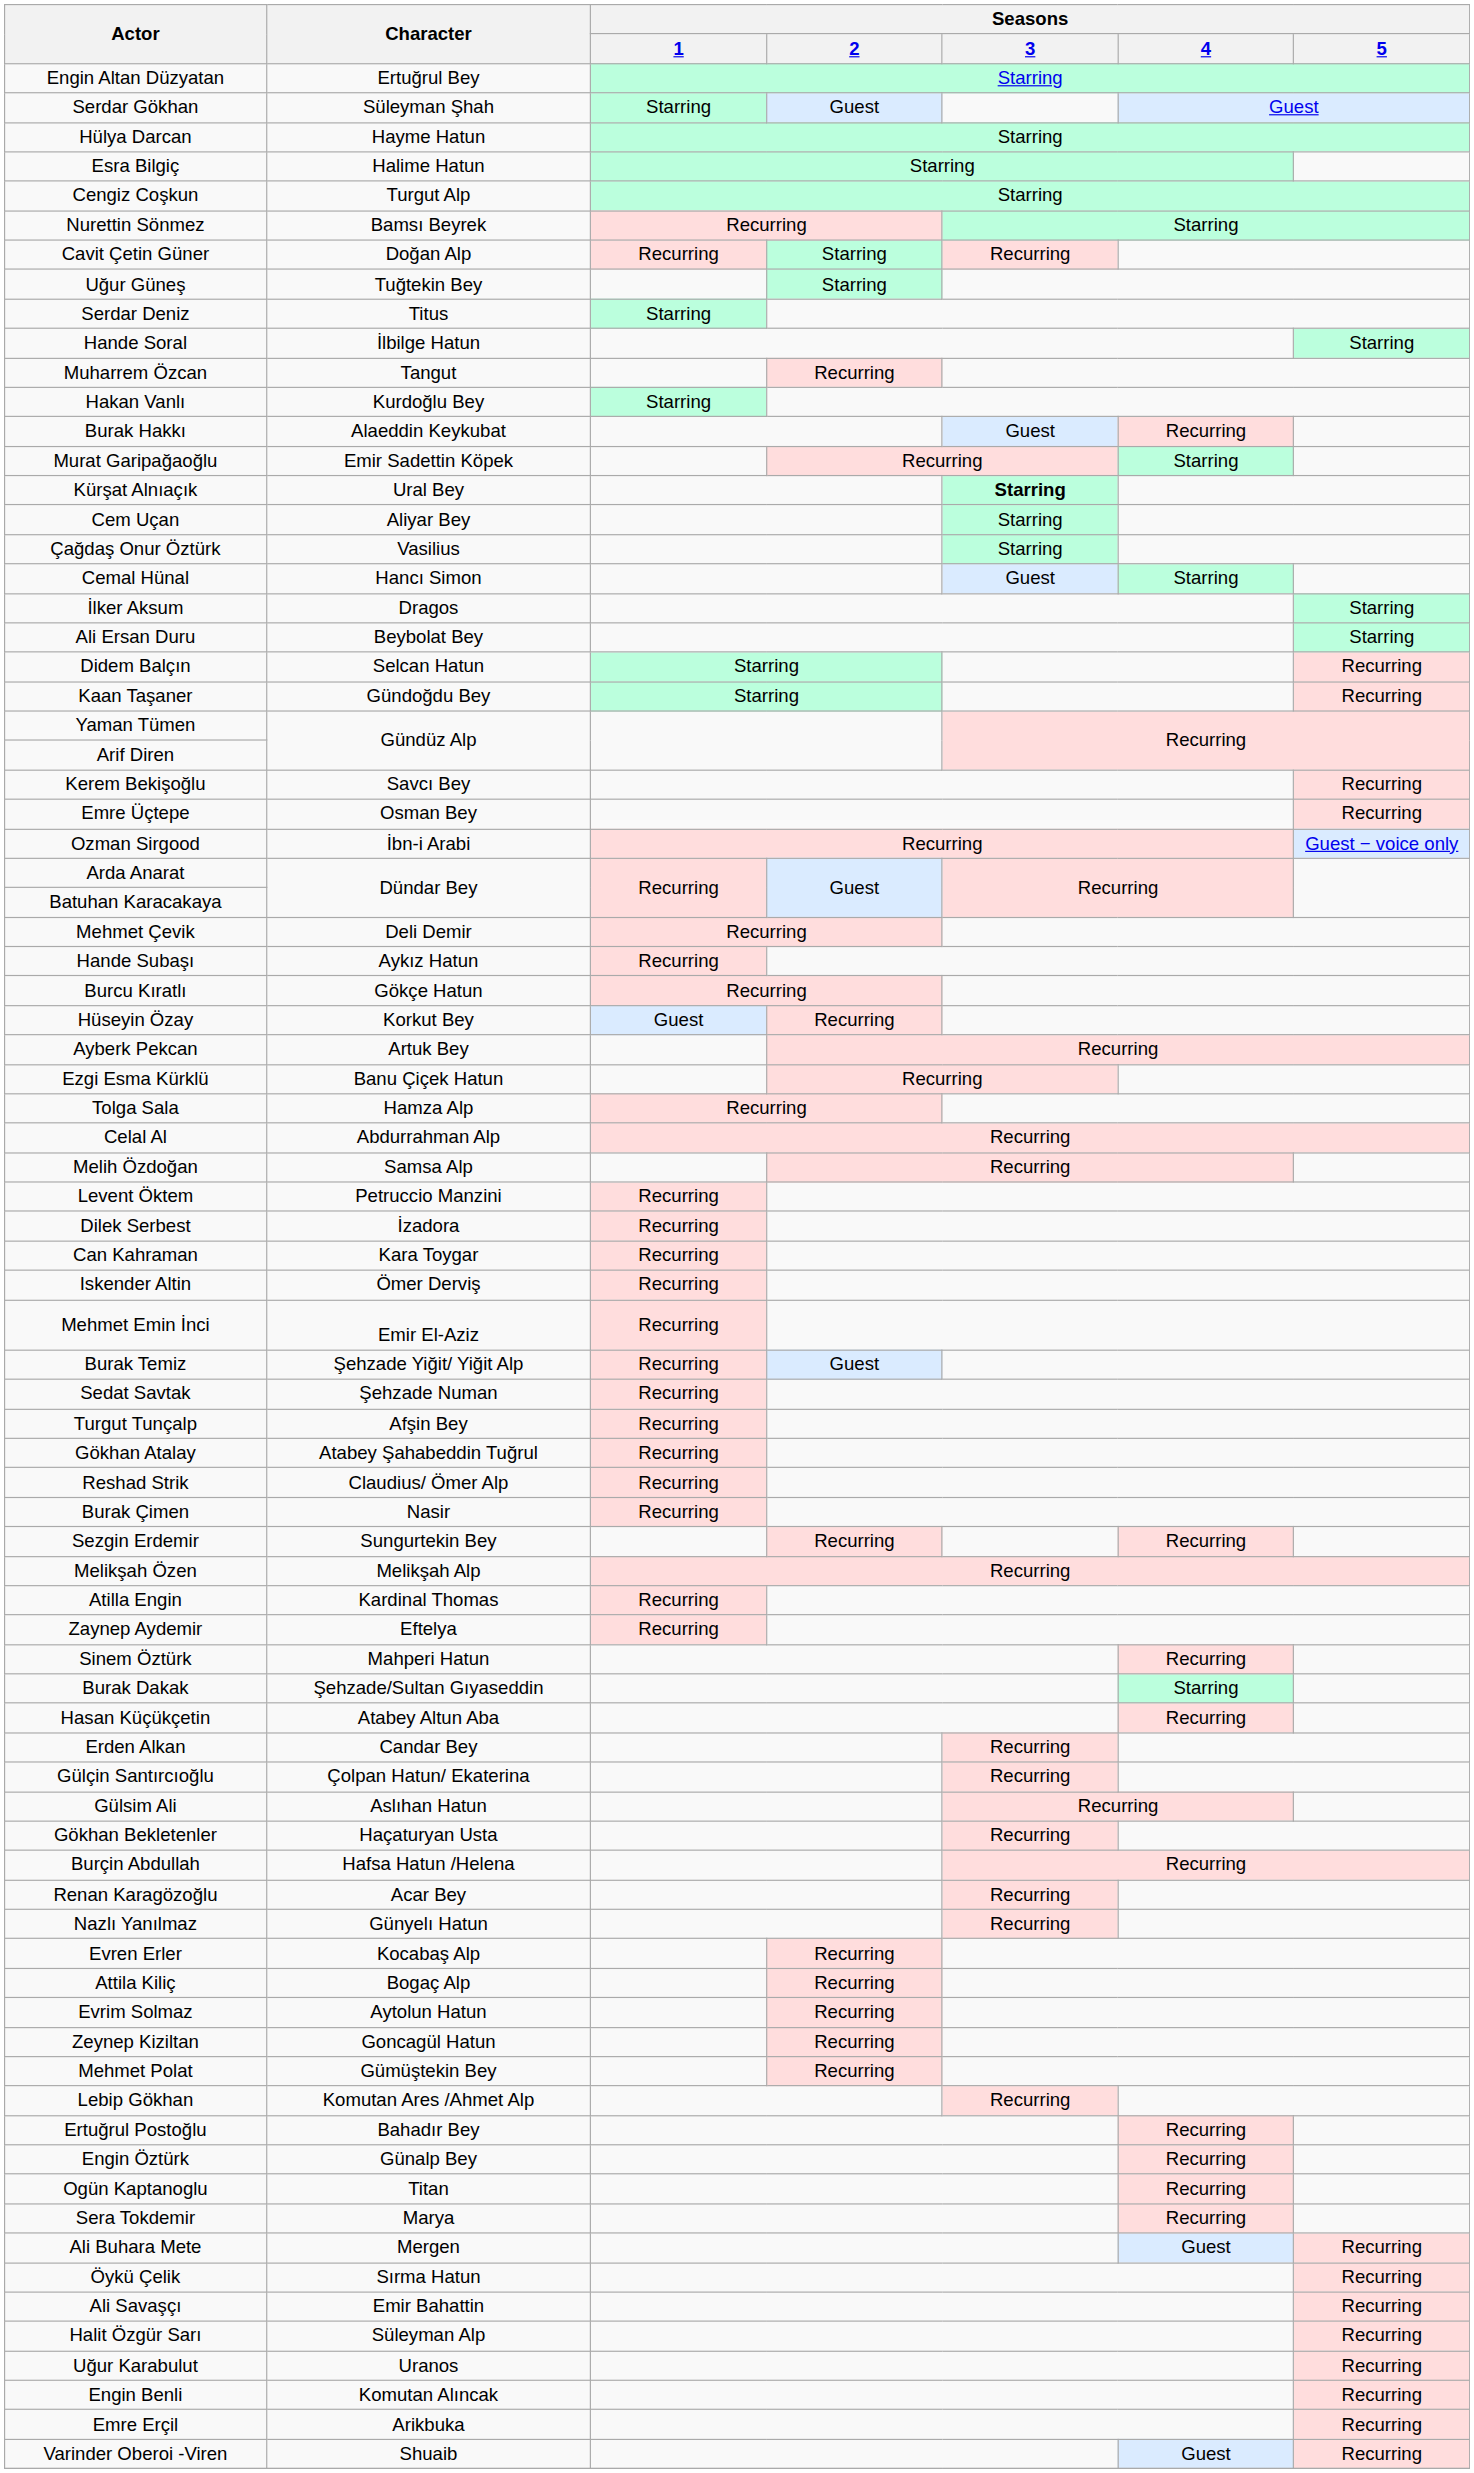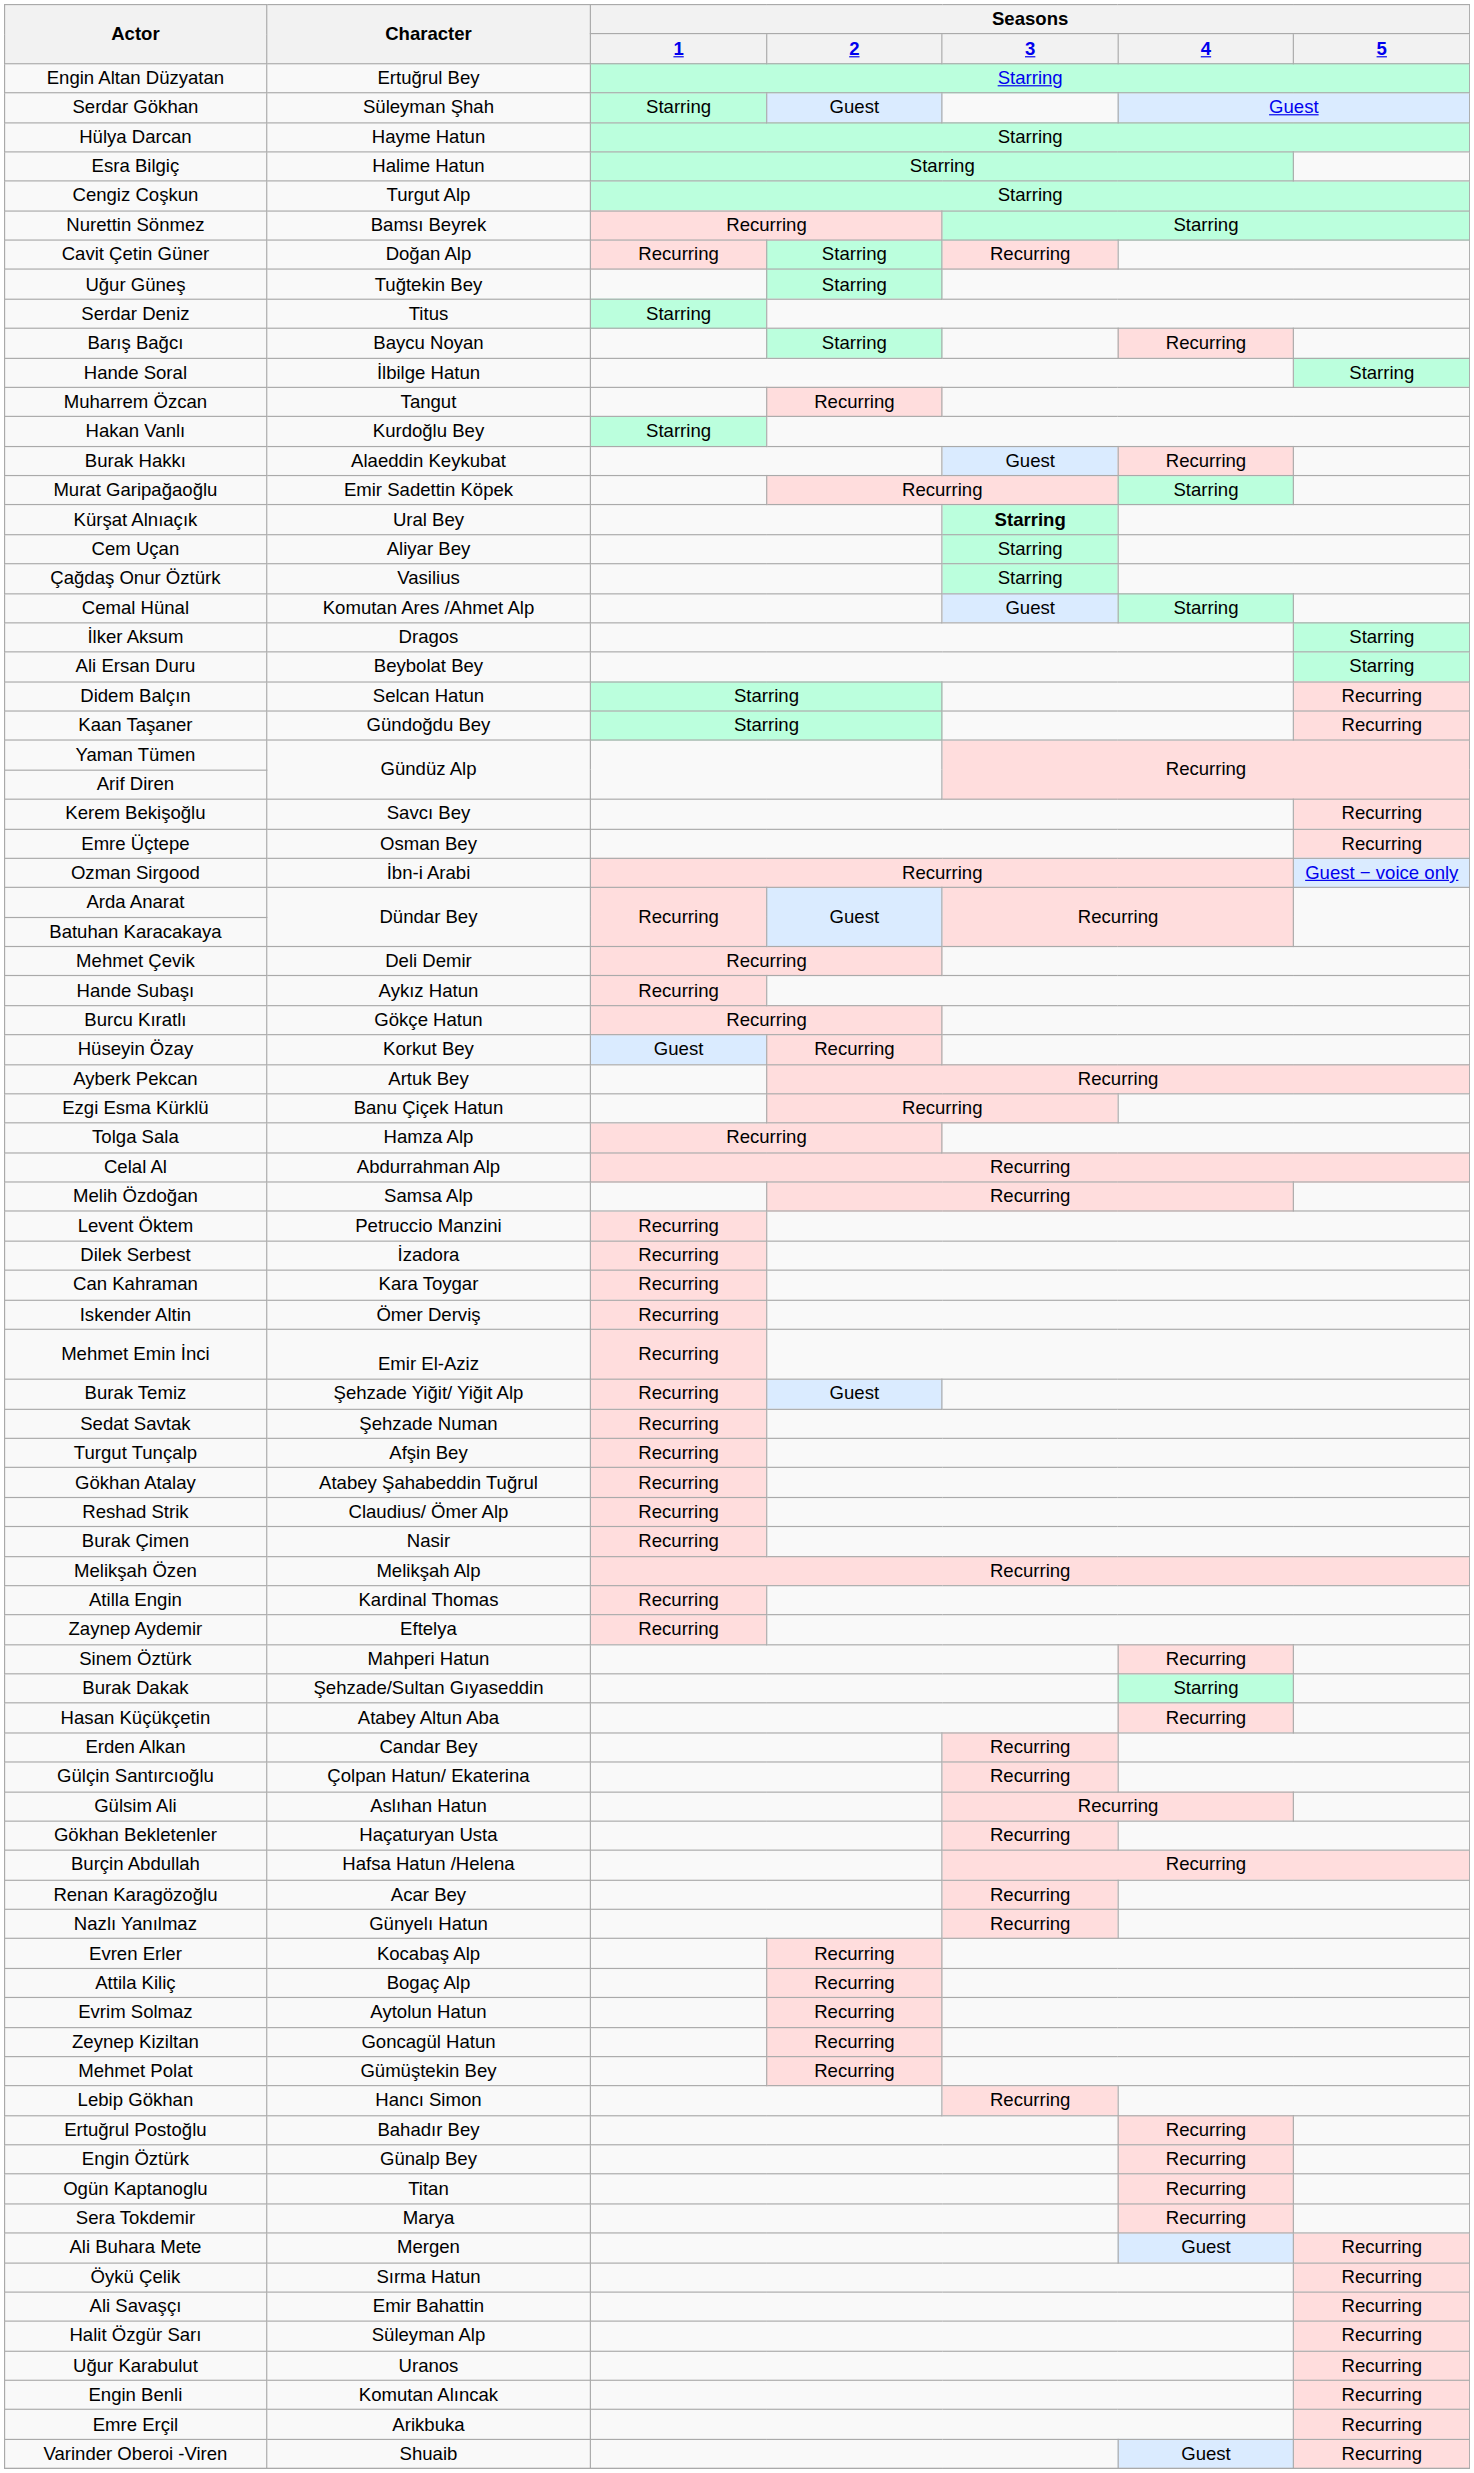+ row: (135, 343)
(428, 578) Hancı Simon -> (428, 607) Komutan Ares /Ahmet Alp
- row: (135, 1541)
(428, 2100) Komutan Ares /Ahmet Alp -> (428, 2100) Hancı Simon
